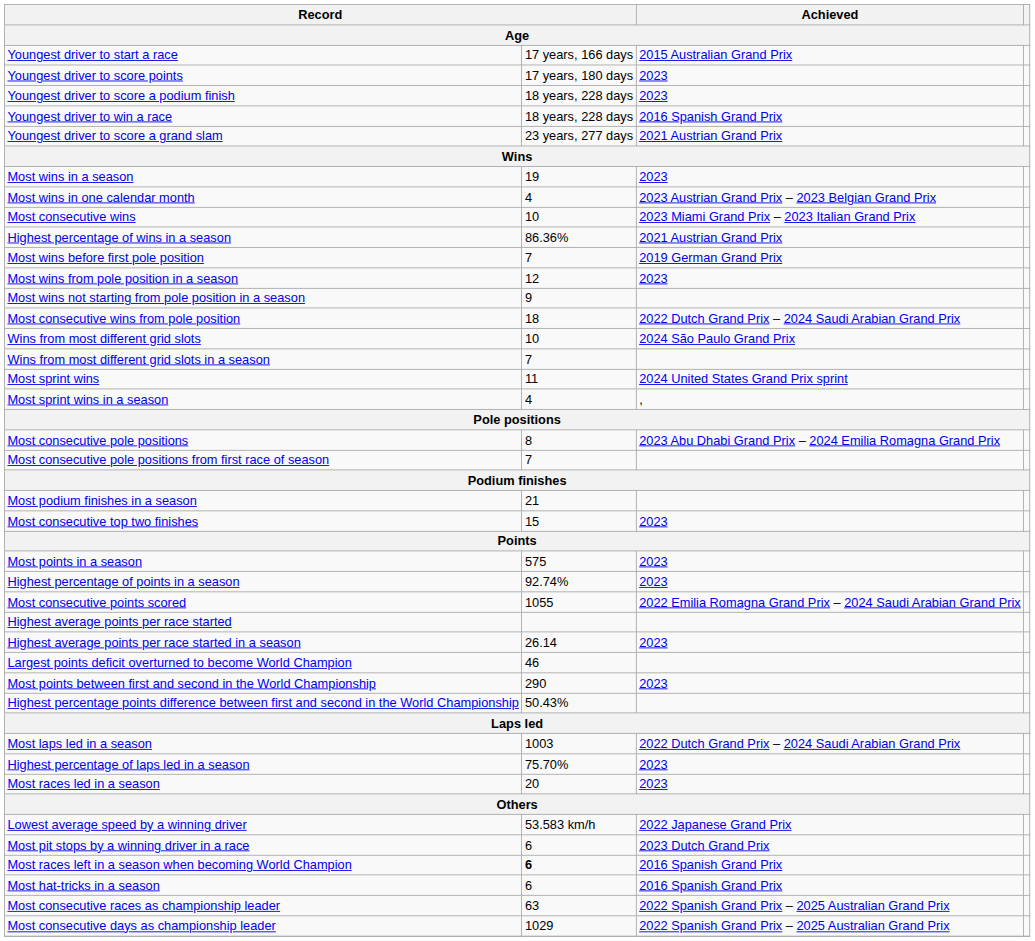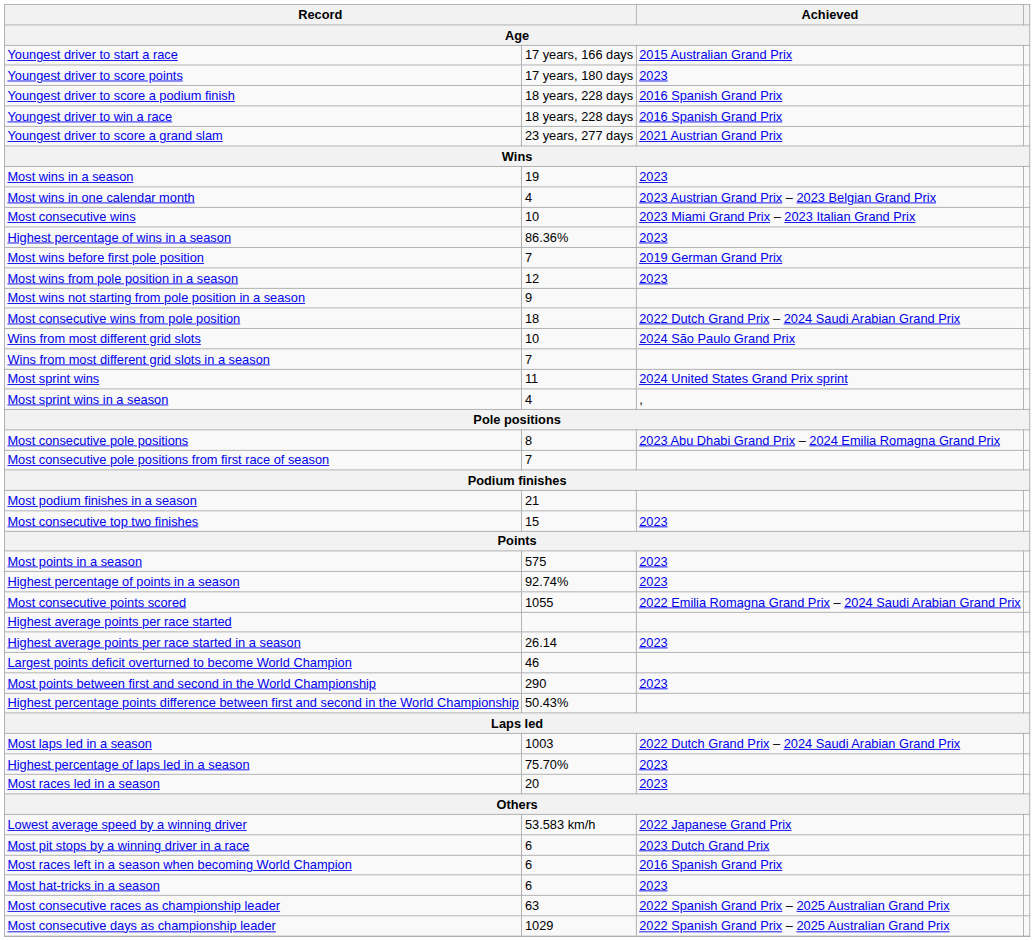(653, 96) 2023 -> (711, 96) 2016 Spanish Grand Prix
(711, 238) 2021 Austrian Grand Prix -> (653, 238) 2023
(528, 865) bold -> (528, 865) normal
(711, 886) 2016 Spanish Grand Prix -> (653, 886) 2023
